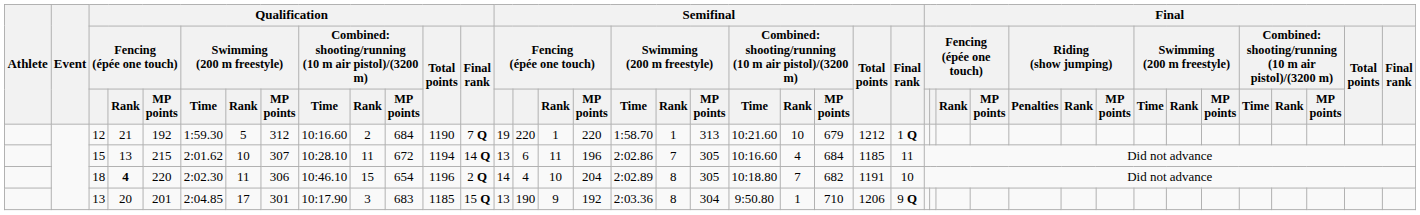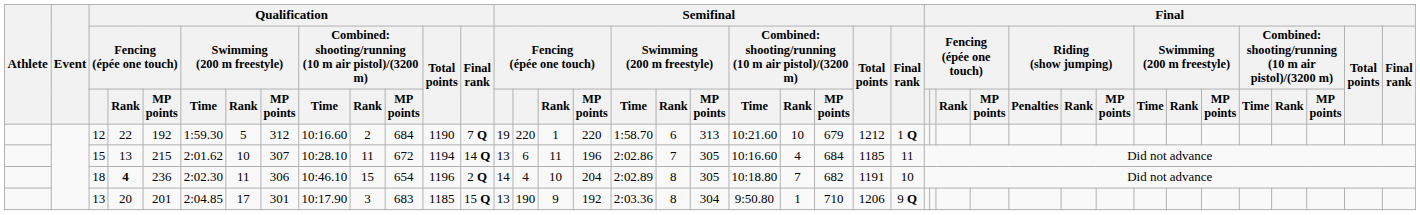(126, 134) 21 -> (126, 134) 22
(673, 134) 1 -> (673, 134) 6
(162, 177) 220 -> (162, 177) 236
